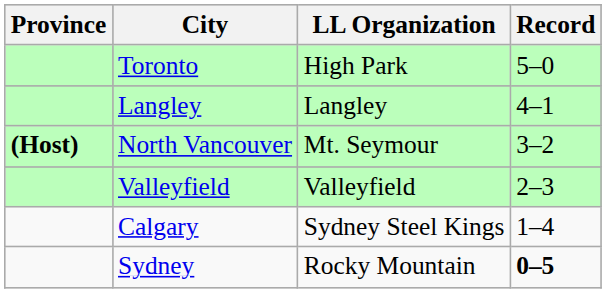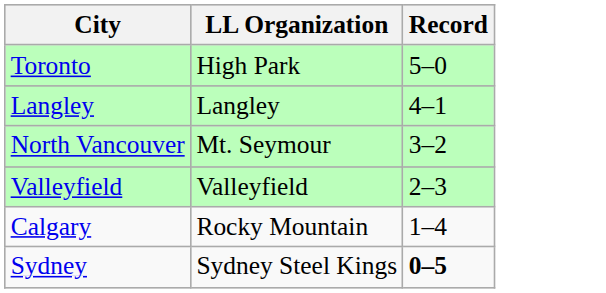- column: (58, 24)
(404, 226) Sydney Steel Kings -> (282, 226) Rocky Mountain
(390, 266) Rocky Mountain -> (297, 266) Sydney Steel Kings
